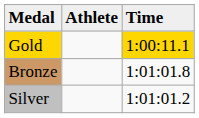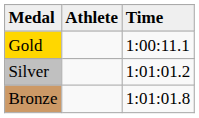(158, 44) gold background -> (158, 44) no background
rows swapped: (29, 98) <-> (33, 71)
